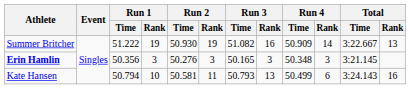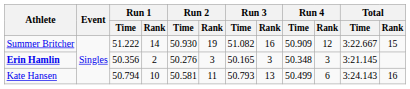(155, 44) 19 -> (155, 44) 14
(327, 44) 14 -> (327, 44) 12
(393, 44) 13 -> (393, 44) 15
(155, 60) 3 -> (155, 60) 2
